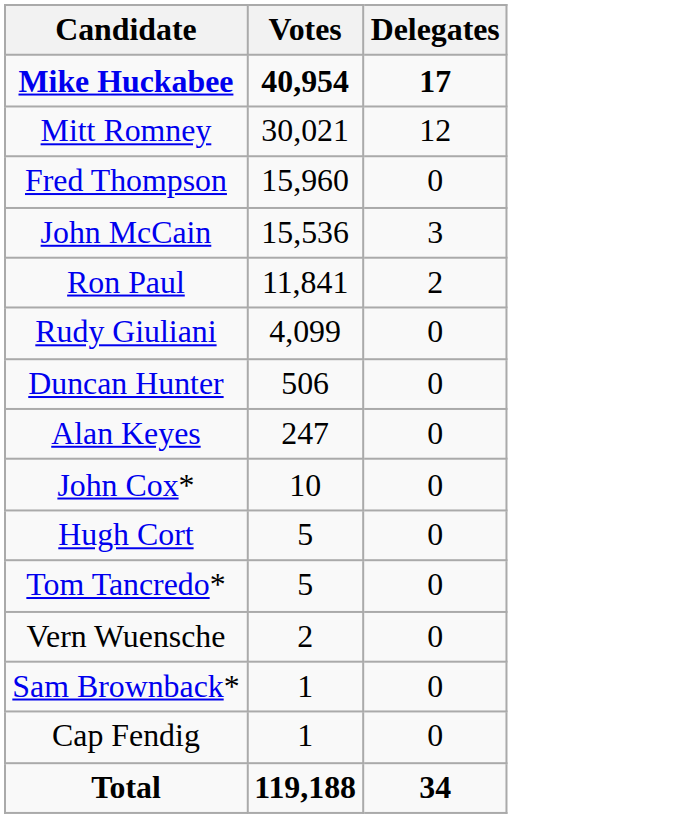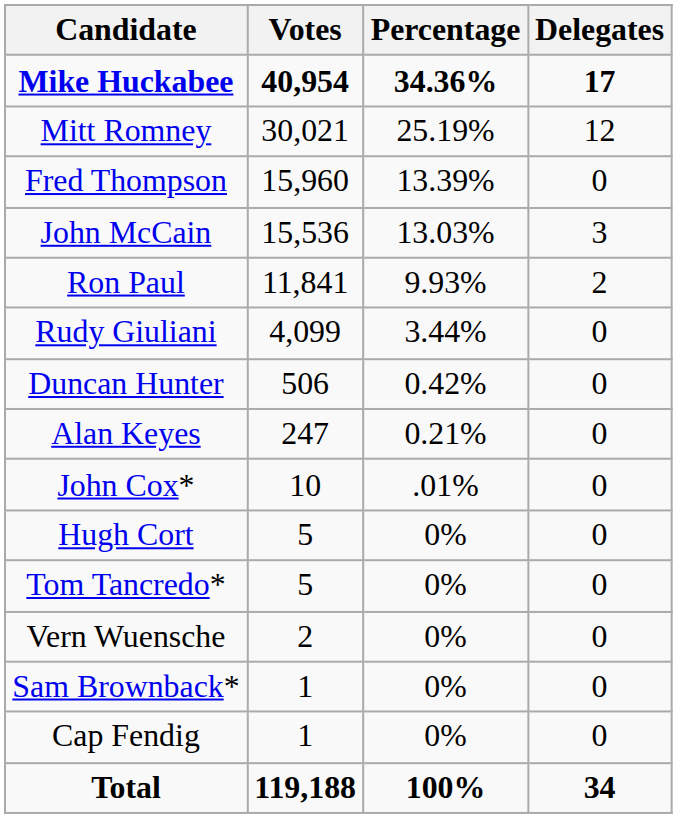+ column: (446, 29)
